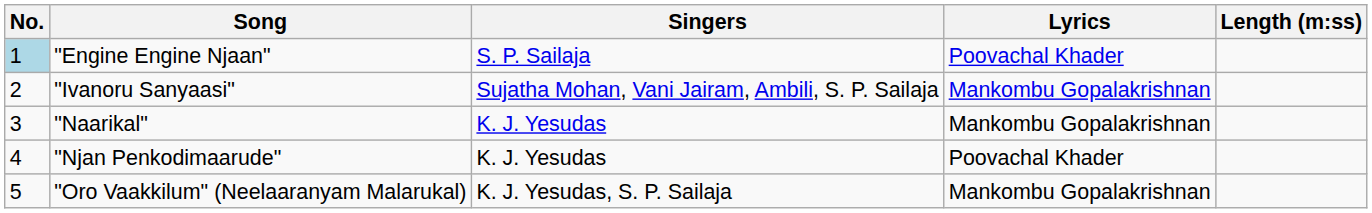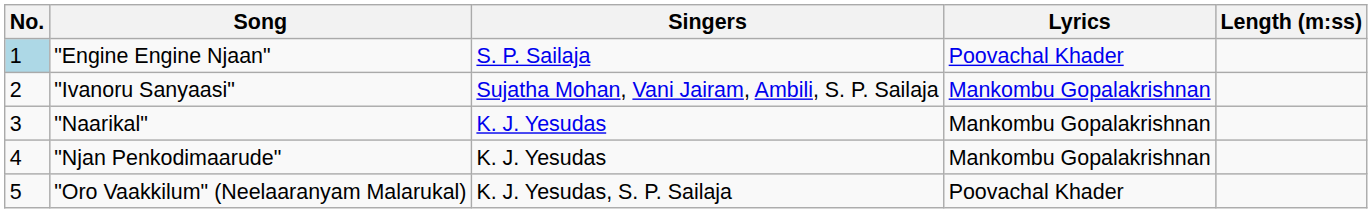(1036, 158) Poovachal Khader -> (1080, 158) Mankombu Gopalakrishnan
(1080, 191) Mankombu Gopalakrishnan -> (1036, 191) Poovachal Khader
